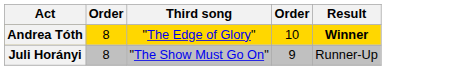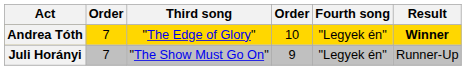+ column: (353, 14)
(106, 34) 8 -> (106, 34) 7
(106, 55) 8 -> (106, 55) 7
